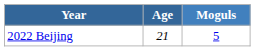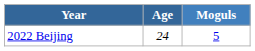(163, 35) 21 -> (163, 35) 24
